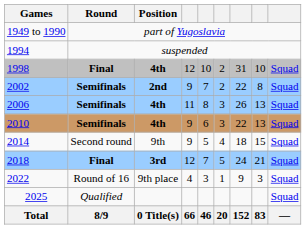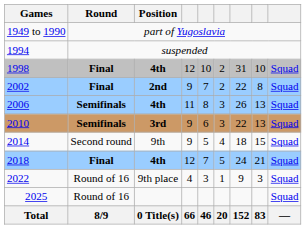(101, 87) Semifinals -> (101, 87) Final
(158, 123) 4th -> (158, 123) 3rd
(158, 160) 3rd -> (158, 160) 4th
(101, 196) Qualified -> (101, 196) Round of 16
